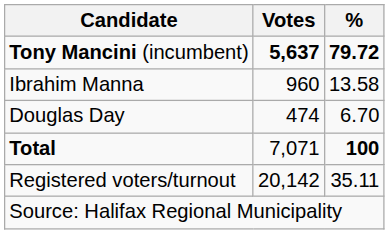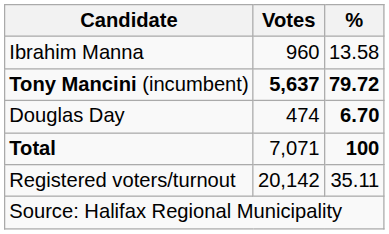rows swapped: (129, 52) <-> (77, 84)
(360, 116) normal -> (360, 116) bold
